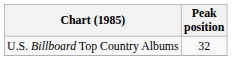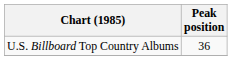(204, 45) 32 -> (204, 45) 36
